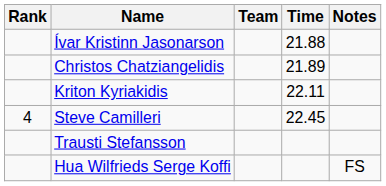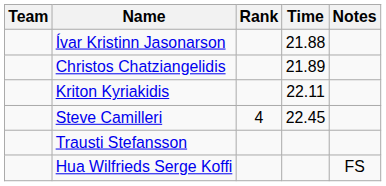columns swapped: (28, 17) <-> (258, 17)
